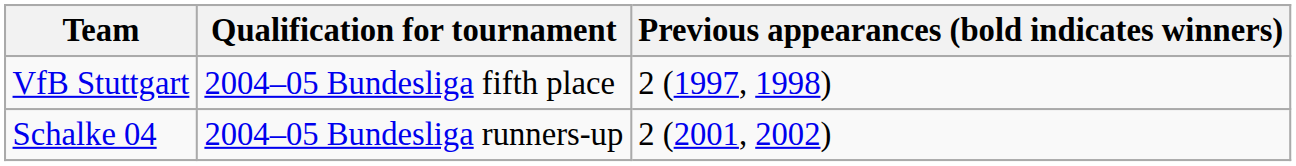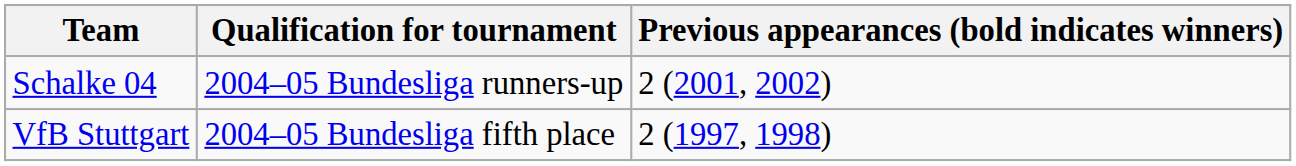rows swapped: (101, 82) <-> (85, 133)
